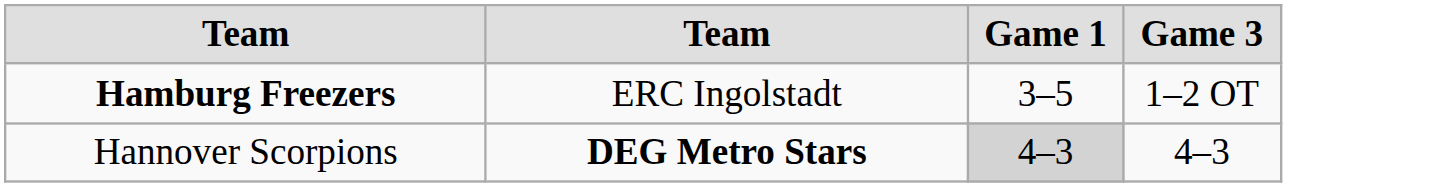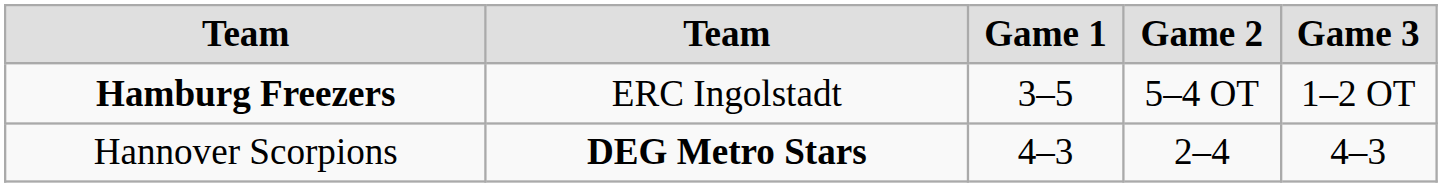+ column: (1202, 33)
(1046, 151) lightgrey background -> (1046, 151) no background
